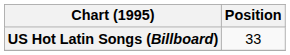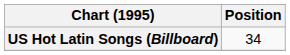(253, 38) 33 -> (253, 38) 34
